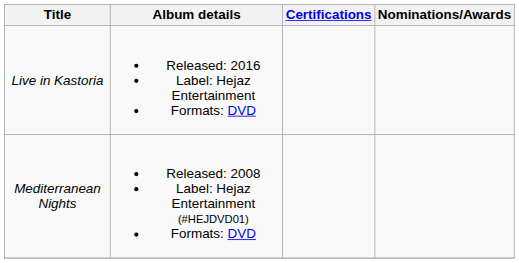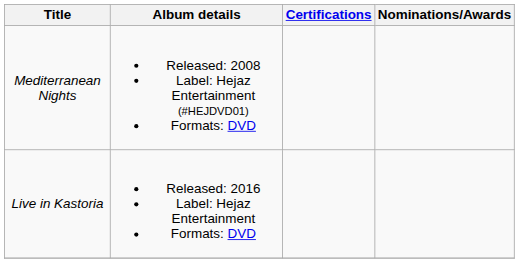rows swapped: (57, 196) <-> (57, 80)
